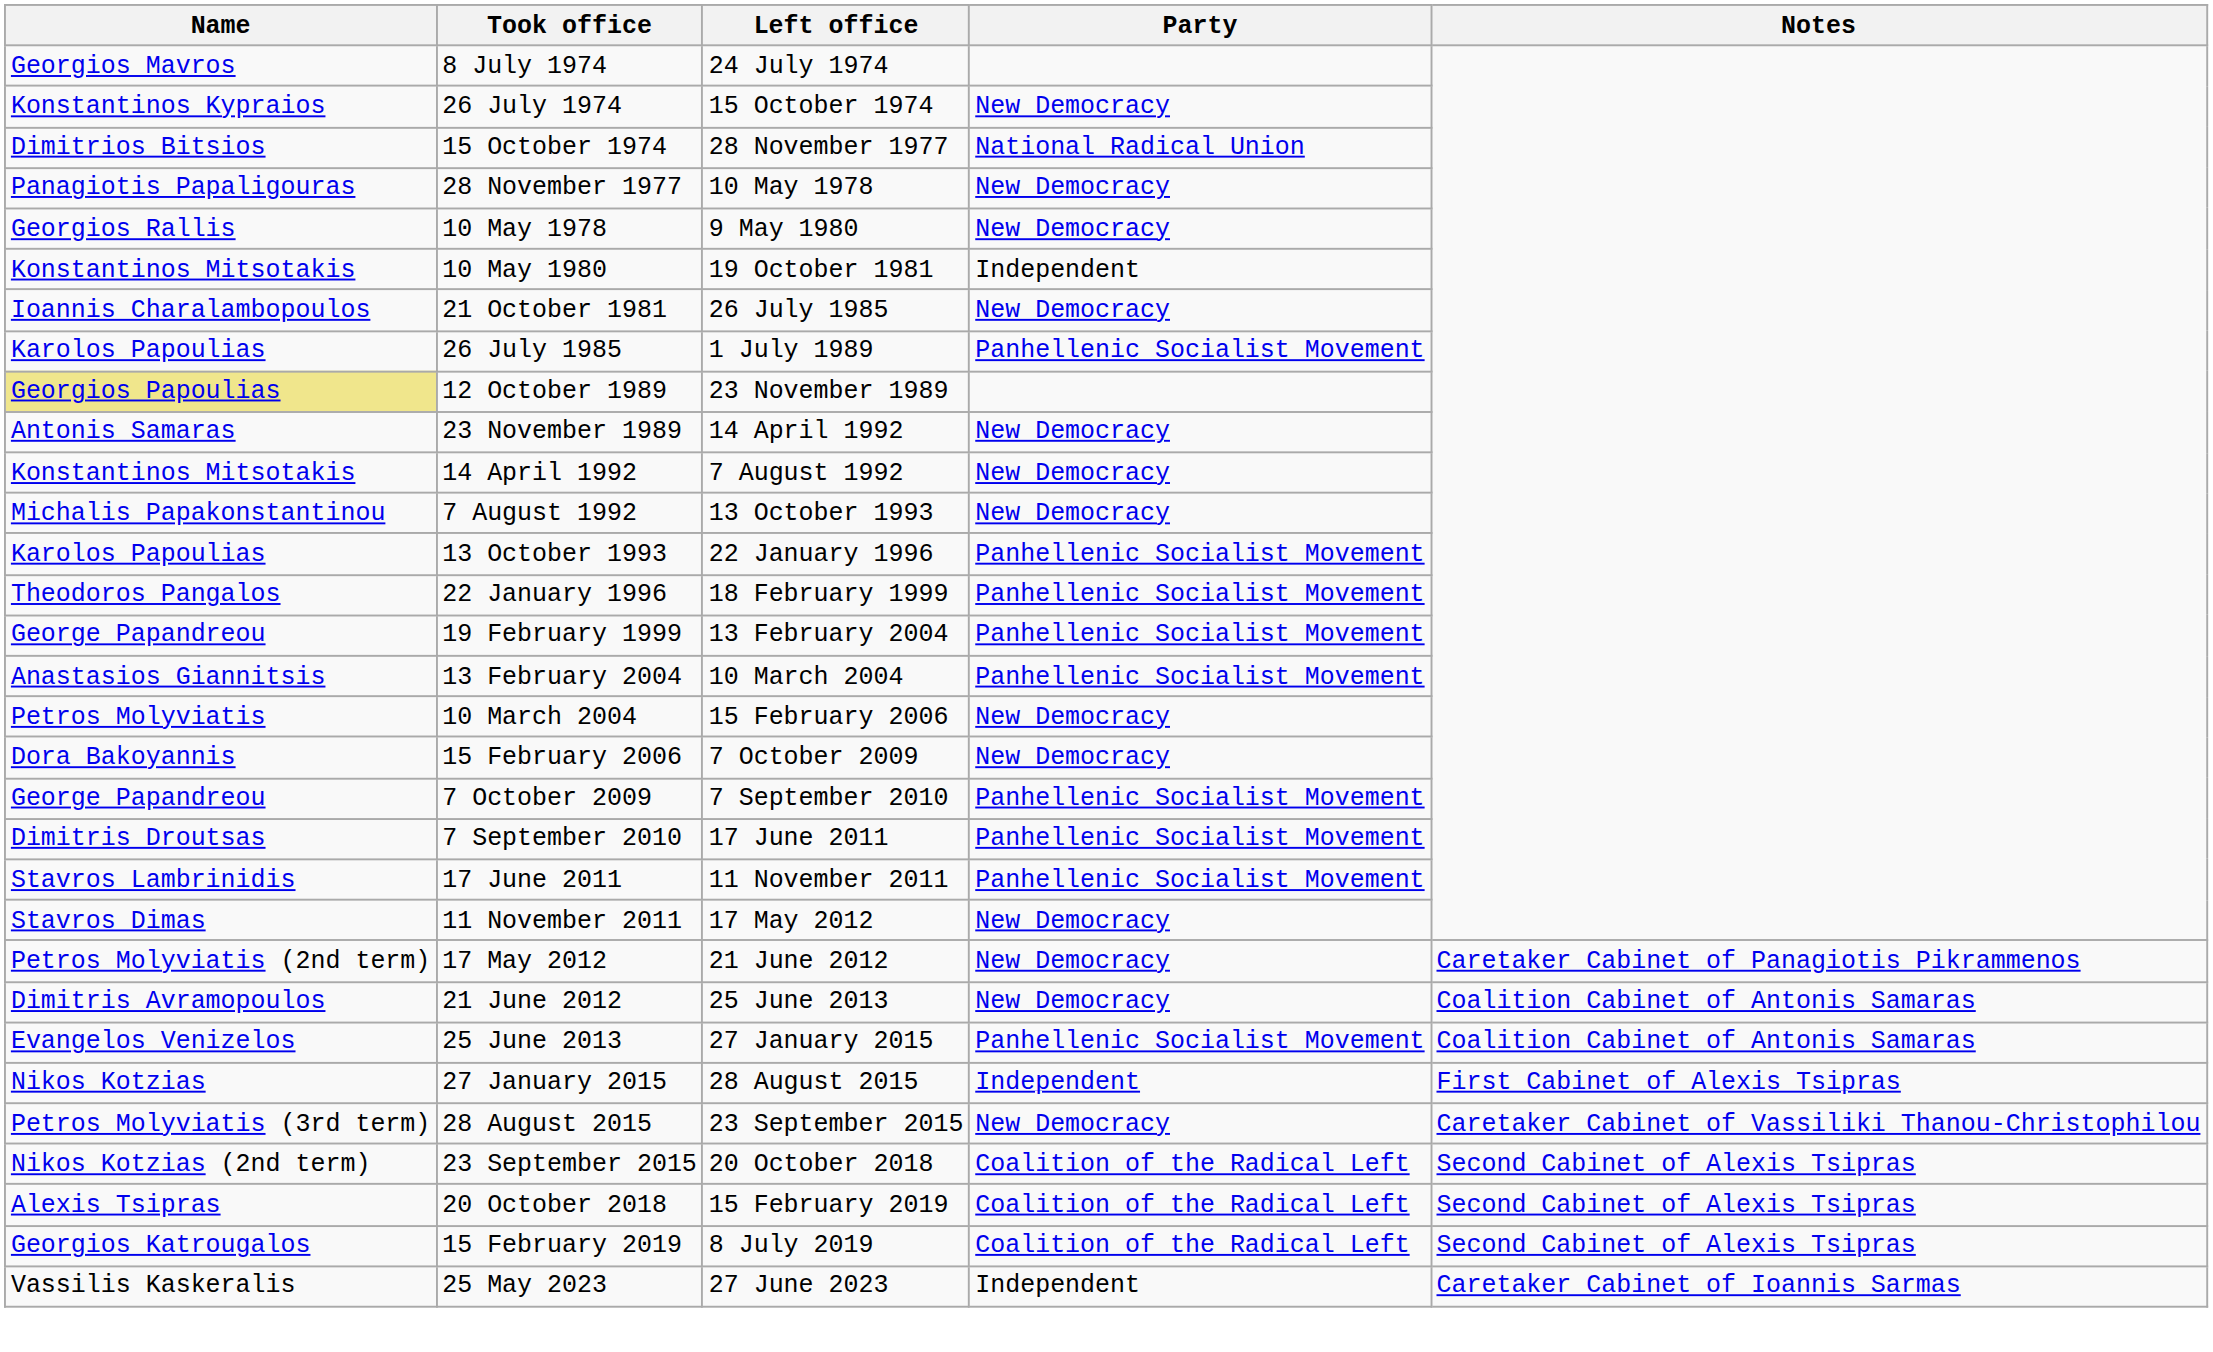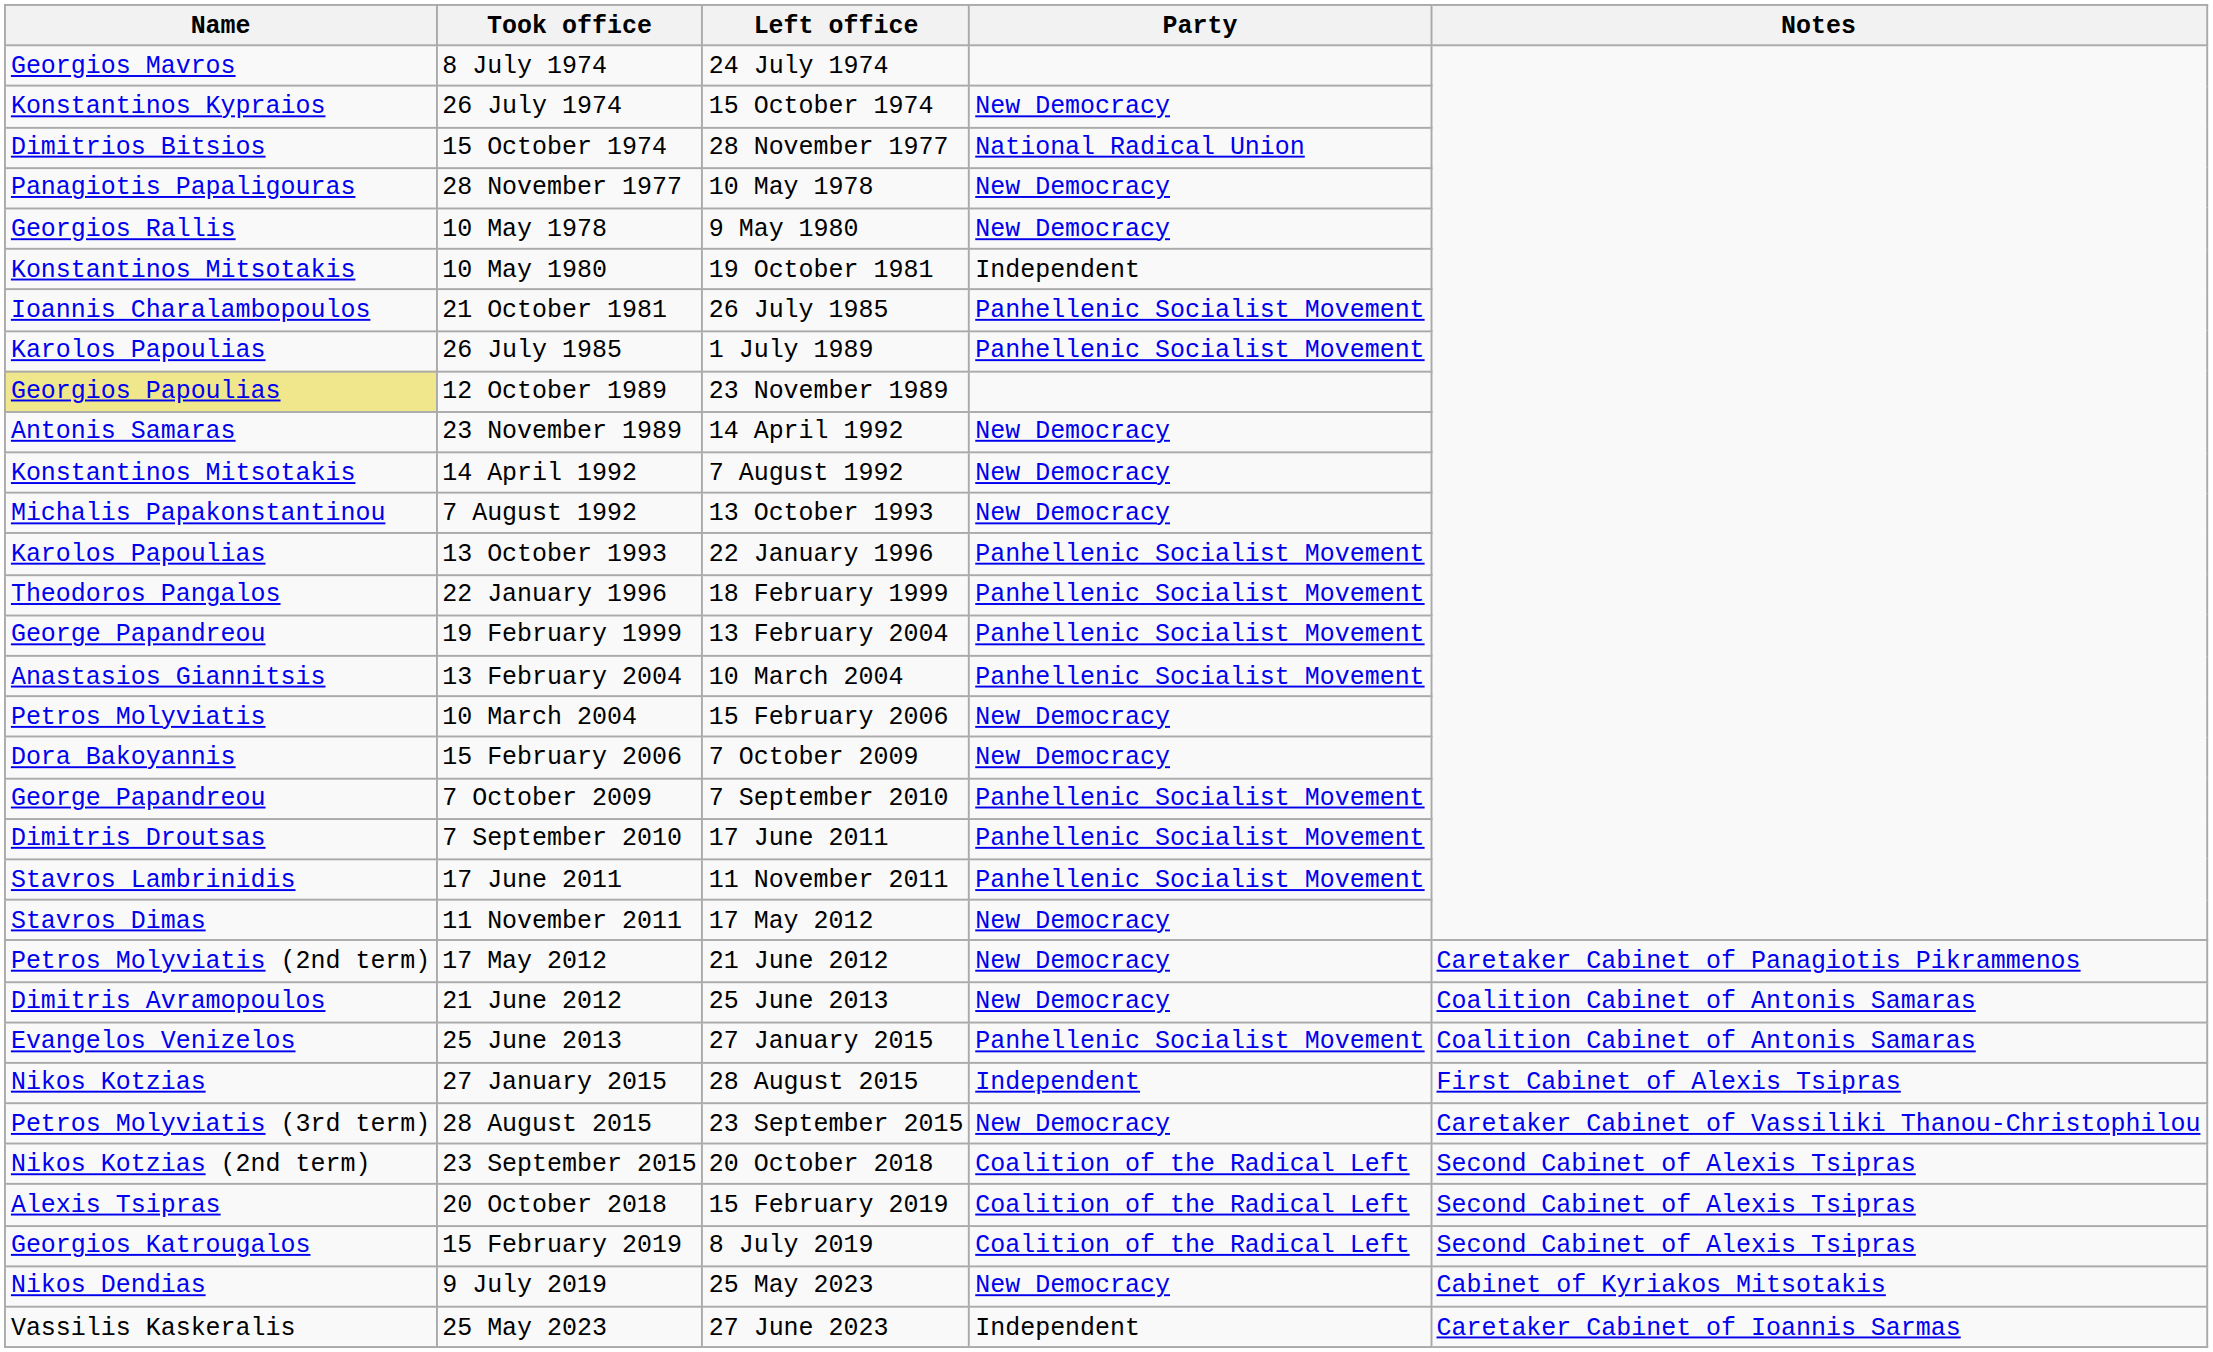(1073, 310) New Democracy -> (1200, 310) Panhellenic Socialist Movement
+ row: (525, 1286)
